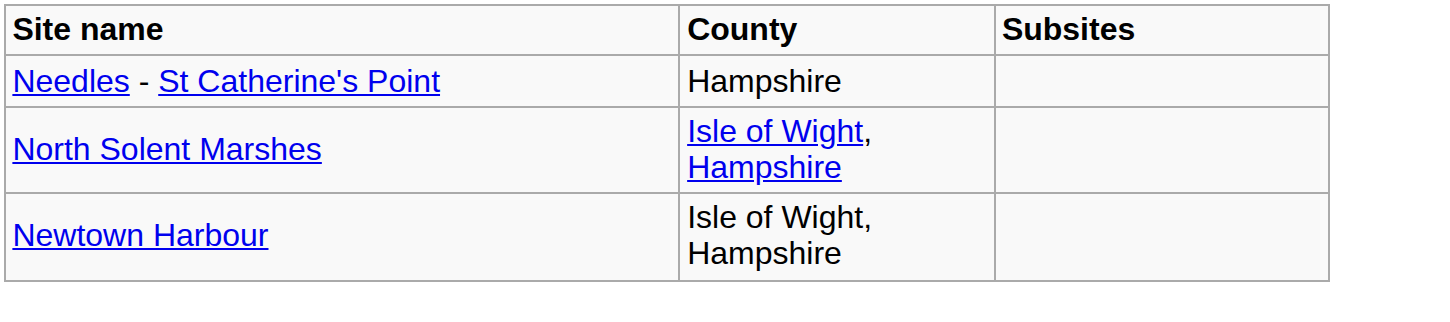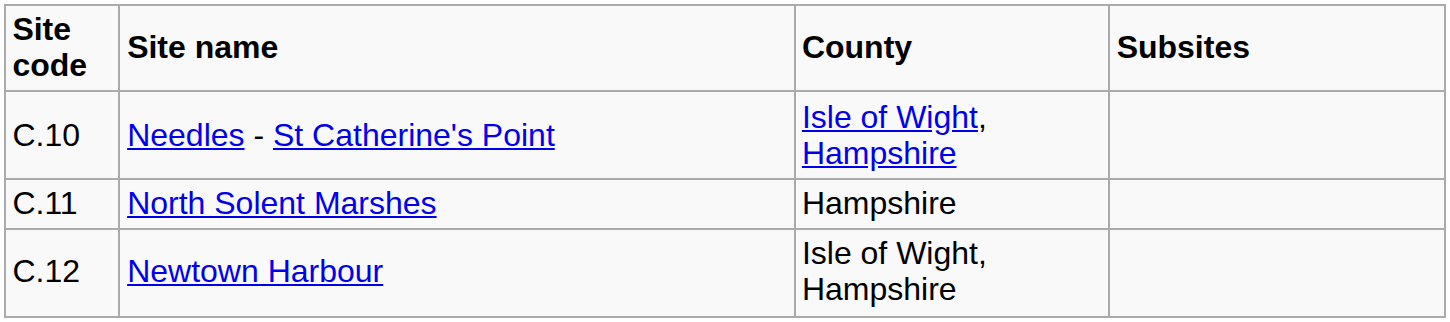+ column: (50, 47)
(764, 80) Hampshire -> (894, 134) Isle of Wight, Hampshire
(780, 149) Isle of Wight, Hampshire -> (879, 203) Hampshire
